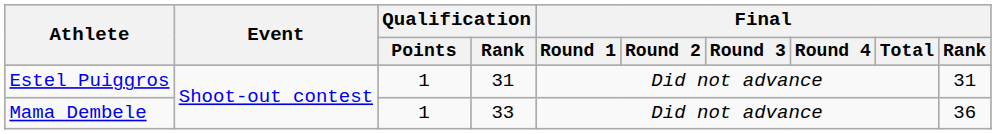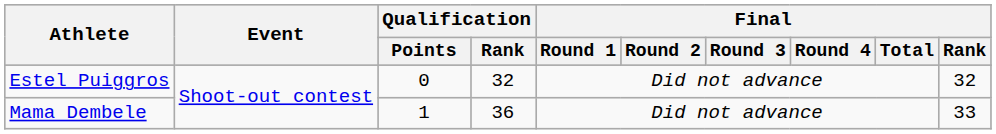(424, 81) 1 -> (424, 81) 0
(503, 81) 31 -> (503, 81) 32
(965, 81) 31 -> (965, 81) 32
(503, 113) 33 -> (503, 113) 36
(965, 113) 36 -> (965, 113) 33
